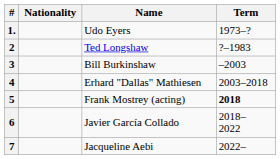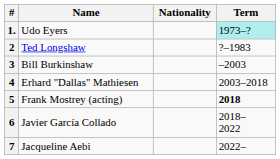columns swapped: (149, 13) <-> (50, 13)
(235, 30) no background -> (235, 30) paleturquoise background
